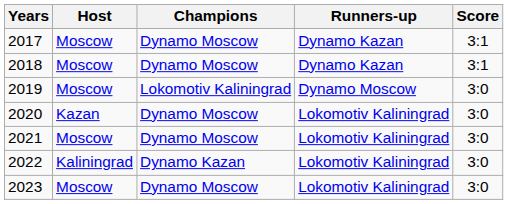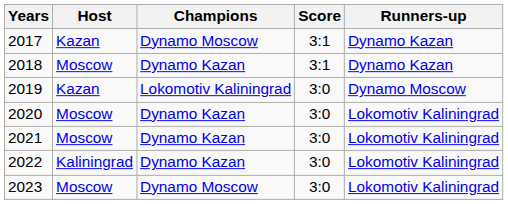columns swapped: (374, 16) <-> (478, 16)
(84, 41) Moscow -> (78, 41) Kazan
(199, 65) Dynamo Moscow -> (193, 65) Dynamo Kazan
(84, 89) Moscow -> (78, 89) Kazan
(78, 114) Kazan -> (84, 114) Moscow
(199, 114) Dynamo Moscow -> (193, 114) Dynamo Kazan
(199, 138) Dynamo Moscow -> (193, 138) Dynamo Kazan
